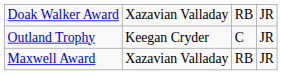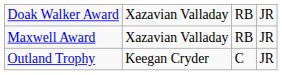rows swapped: (51, 37) <-> (51, 59)
